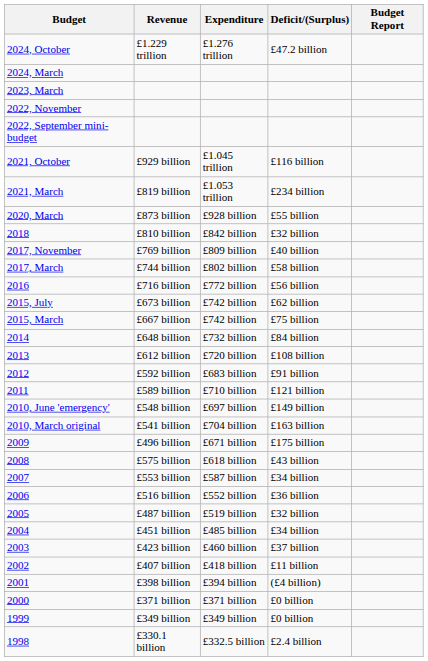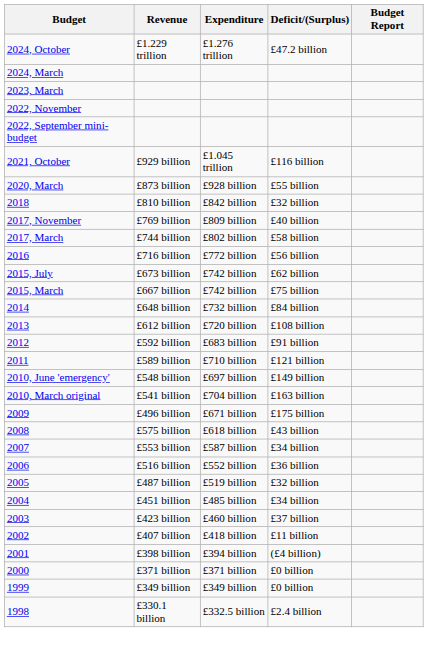- row: (35, 191)
